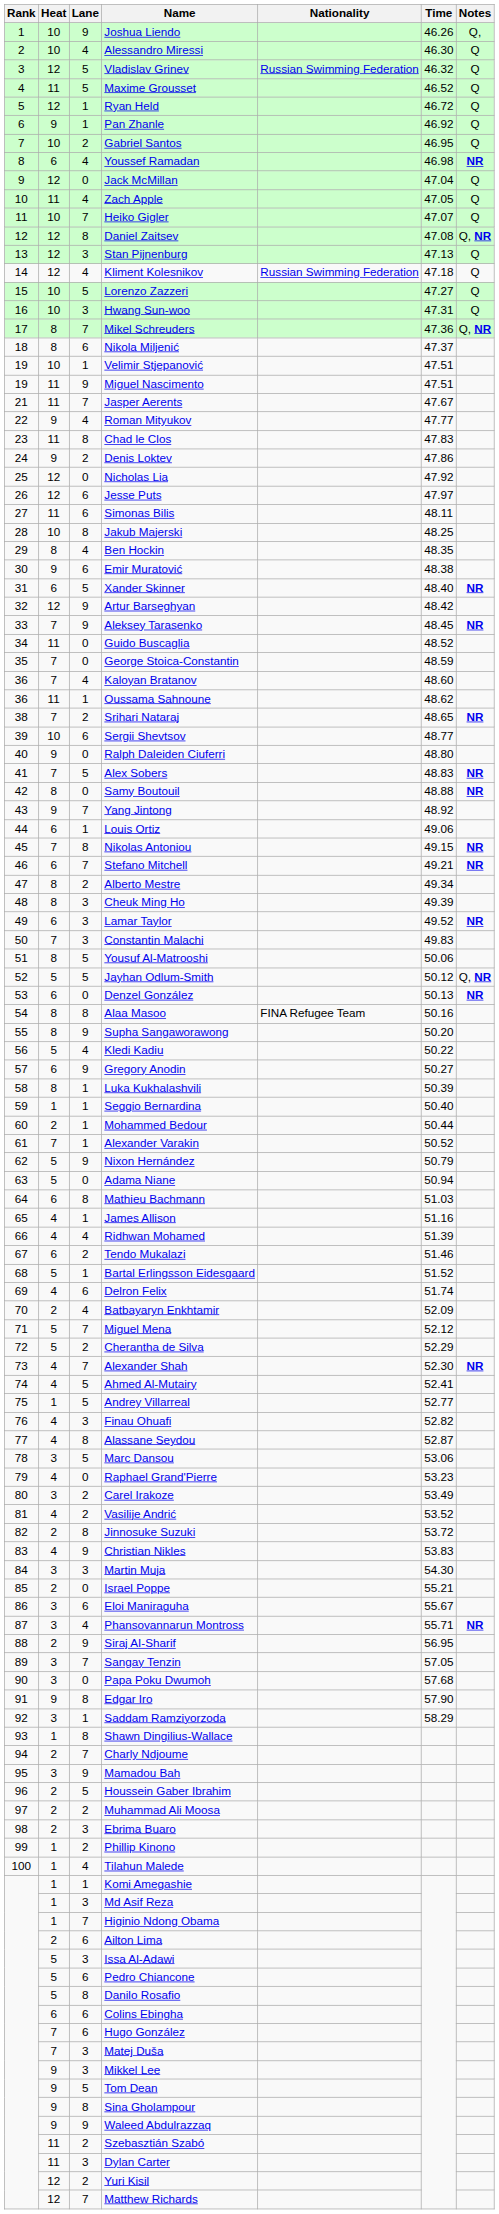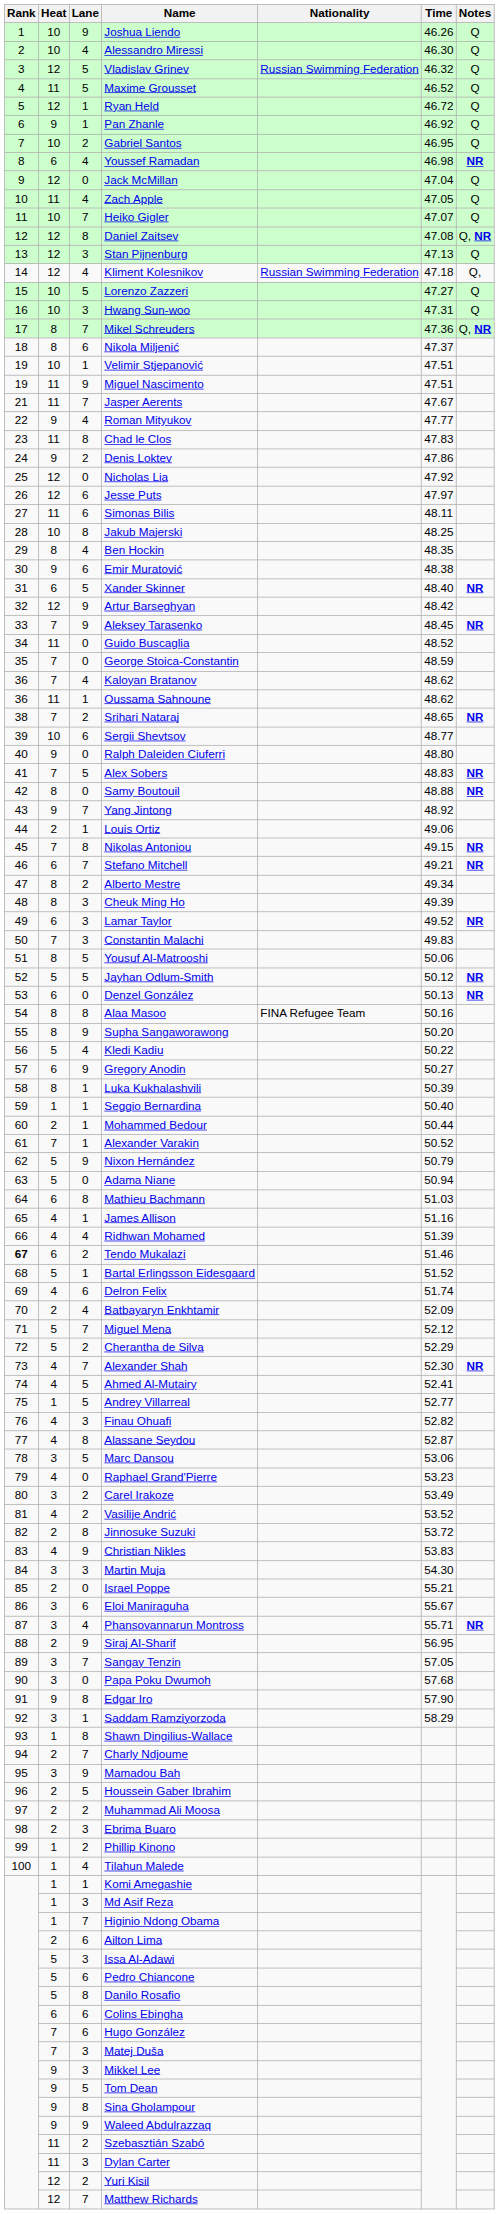(475, 32) Q, -> (475, 32) Q
(475, 273) Q -> (475, 273) Q,
(439, 680) 48.60 -> (439, 680) 48.62
(54, 828) 6 -> (54, 828) 2
(475, 976) Q, NR -> (475, 976) NR
(21, 1254) normal -> (21, 1254) bold
